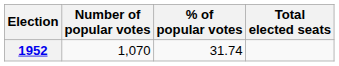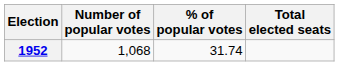(134, 50) 1,070 -> (134, 50) 1,068
